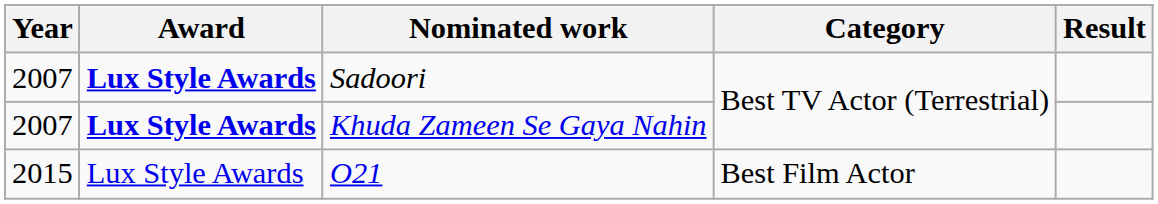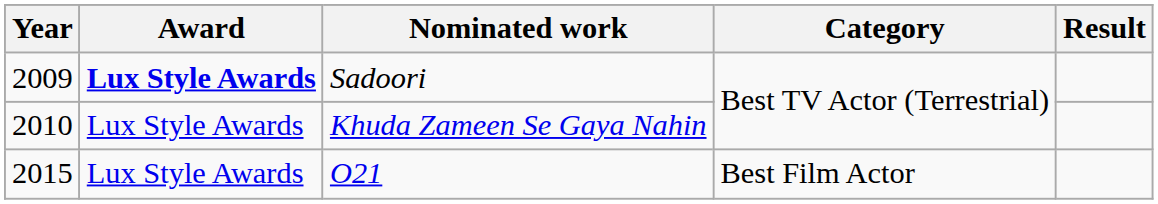(42, 76) 2007 -> (42, 76) 2009
(42, 125) 2007 -> (42, 125) 2010
(201, 125) bold -> (195, 125) normal
